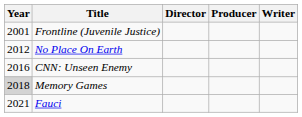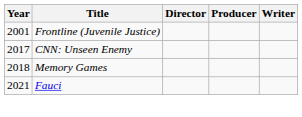- row: (79, 49)
(18, 67) 2016 -> (18, 49) 2017
(18, 85) lightgrey background -> (18, 67) no background
